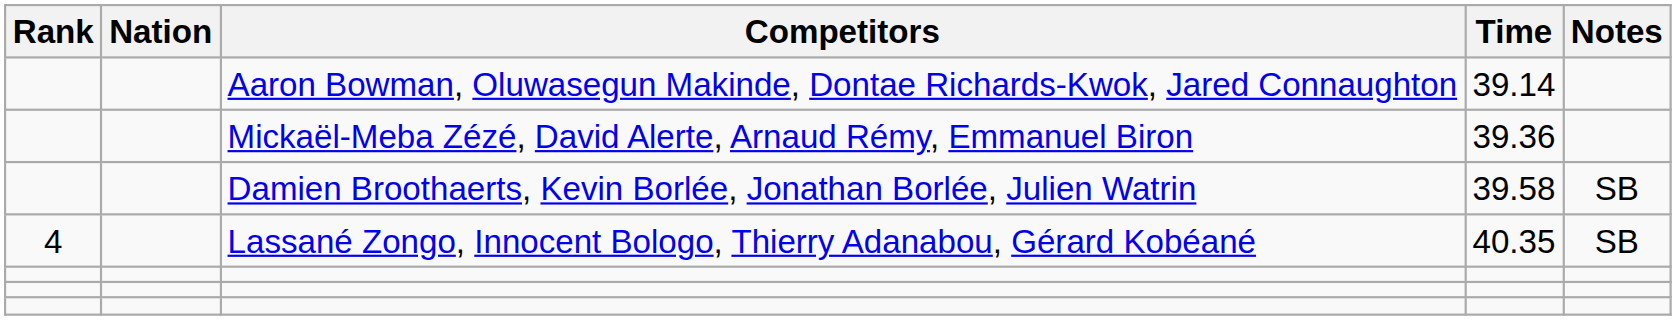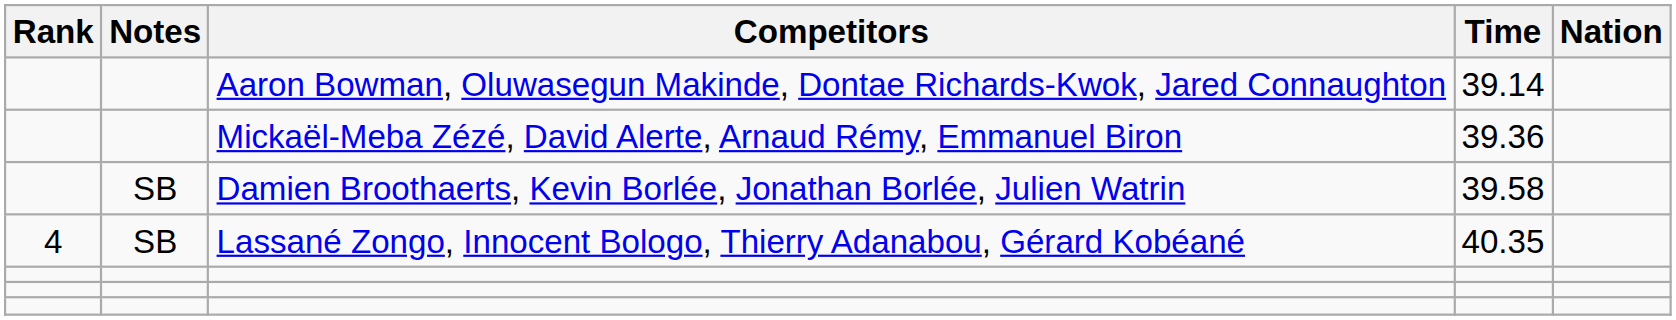columns swapped: (161, 32) <-> (1617, 32)
